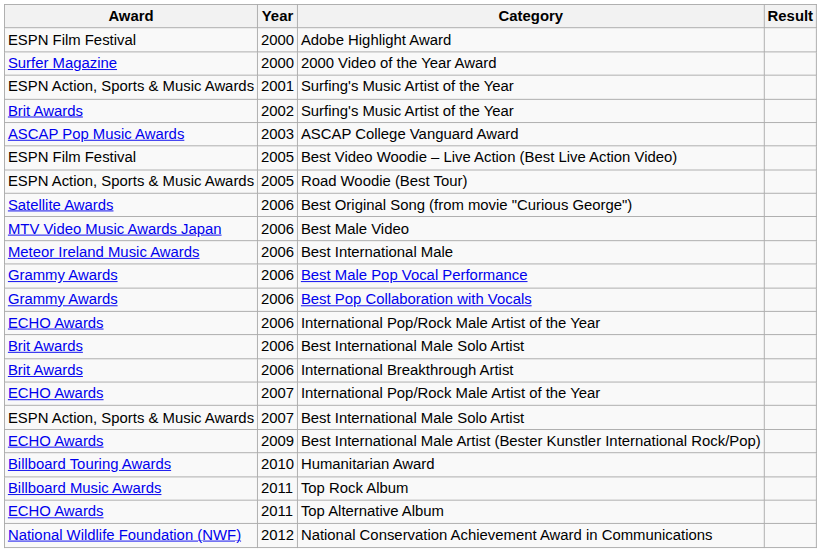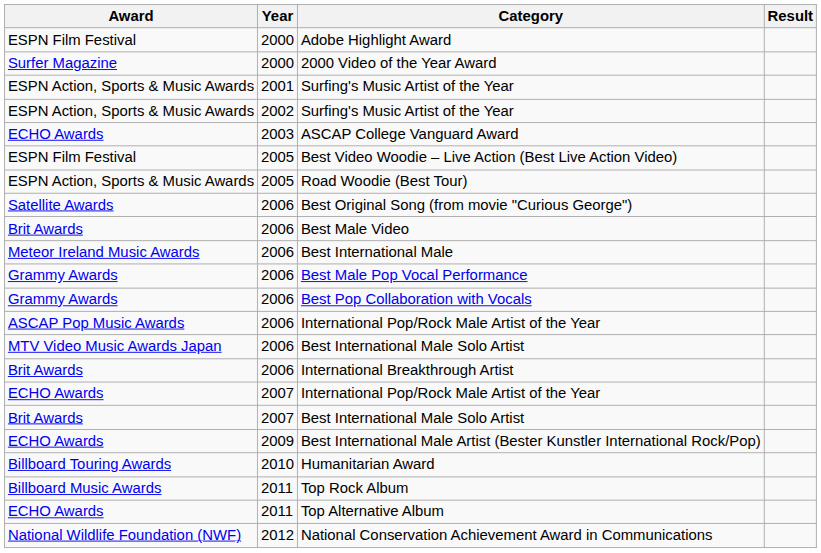(45, 110) Brit Awards -> (131, 110) ESPN Action, Sports & Music Awards
(96, 134) ASCAP Pop Music Awards -> (56, 134) ECHO Awards
(115, 228) MTV Video Music Awards Japan -> (45, 228) Brit Awards
(56, 323) ECHO Awards -> (96, 323) ASCAP Pop Music Awards
(45, 346) Brit Awards -> (115, 346) MTV Video Music Awards Japan
(131, 417) ESPN Action, Sports & Music Awards -> (45, 417) Brit Awards
